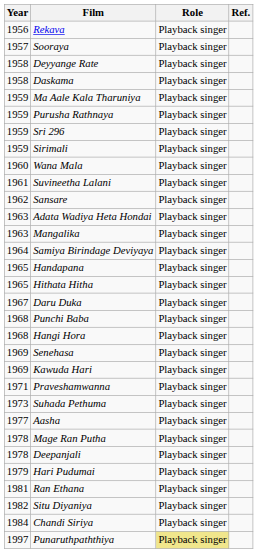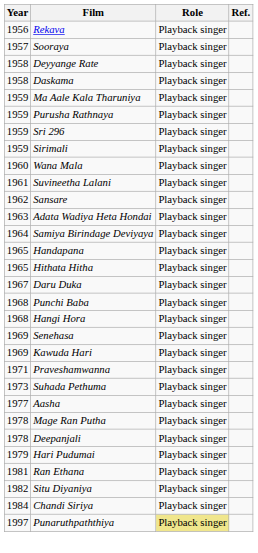- row: (56, 234)
